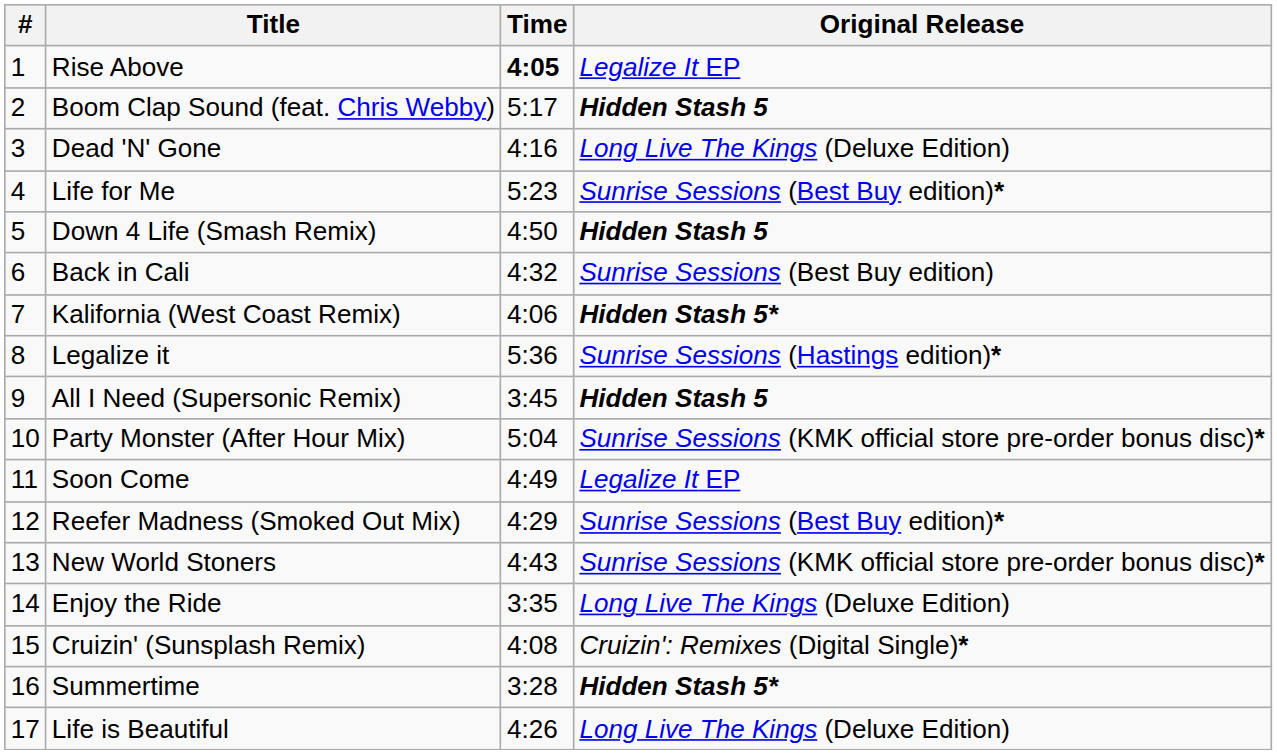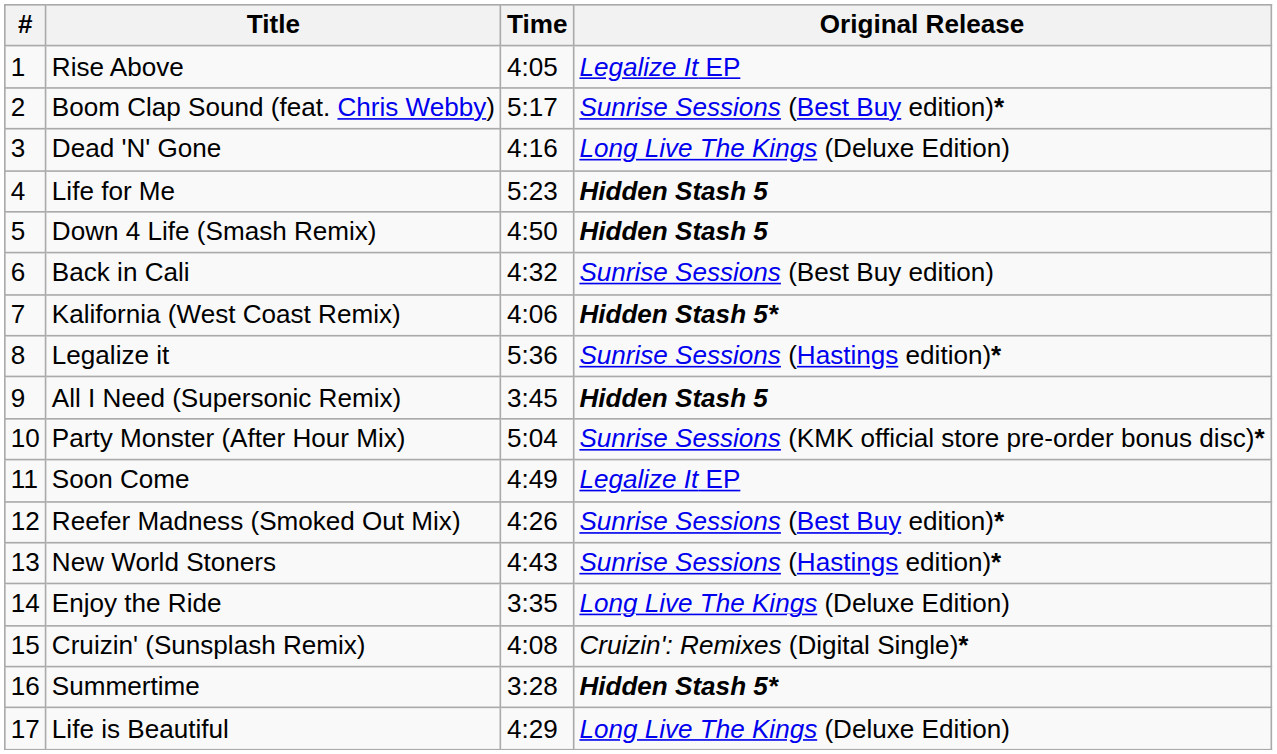(533, 66) bold -> (532, 66) normal
(674, 107) Hidden Stash 5 -> (792, 107) Sunrise Sessions (Best Buy edition)*
(792, 190) Sunrise Sessions (Best Buy edition)* -> (674, 190) Hidden Stash 5
(532, 521) 4:29 -> (532, 521) 4:26
(922, 562) Sunrise Sessions (KMK official store pre-order bonus disc)* -> (790, 562) Sunrise Sessions (Hastings edition)*
(532, 728) 4:26 -> (532, 728) 4:29
